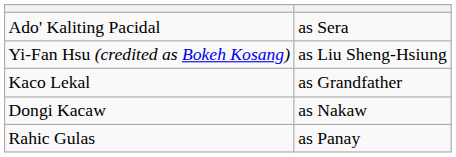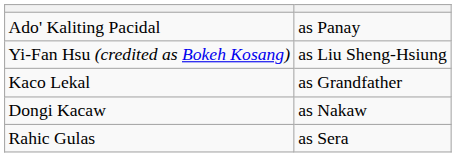(323, 26) as Sera -> (329, 26) as Panay
(329, 138) as Panay -> (323, 138) as Sera
